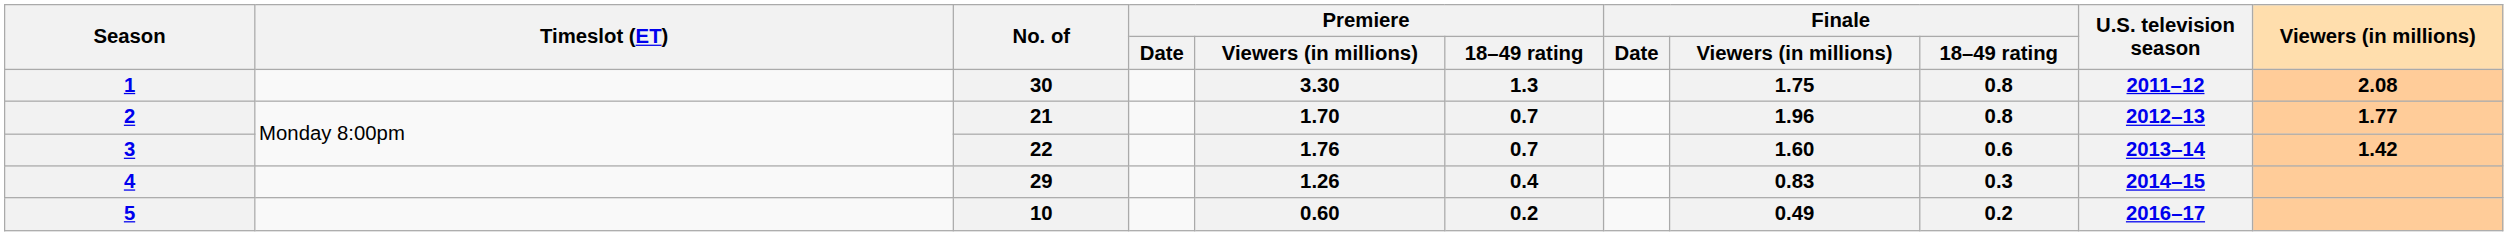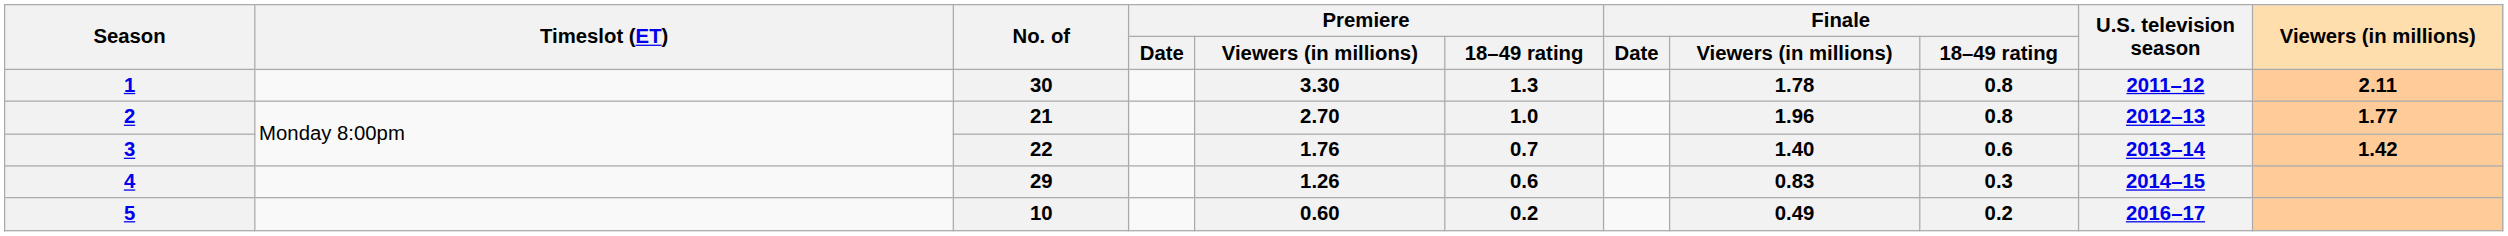(1794, 85) 1.75 -> (1794, 85) 1.78
(2378, 85) 2.08 -> (2378, 85) 2.11
(1320, 117) 1.70 -> (1320, 117) 2.70
(1524, 117) 0.7 -> (1524, 117) 1.0
(1794, 149) 1.60 -> (1794, 149) 1.40
(1524, 181) 0.4 -> (1524, 181) 0.6
